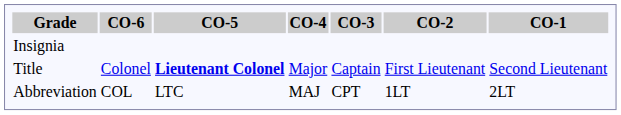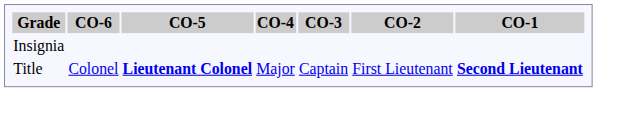(548, 68) normal -> (520, 68) bold
- row: (55, 91)
